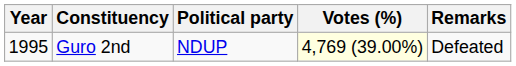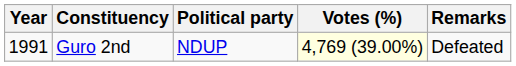(28, 46) 1995 -> (28, 46) 1991
